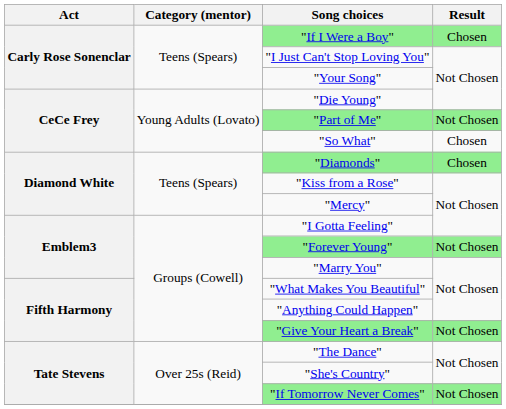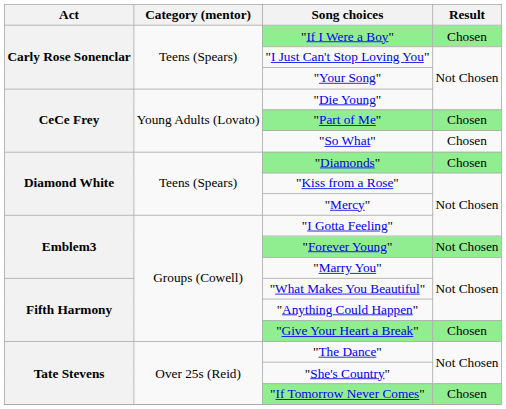(467, 120) Not Chosen -> (467, 120) Chosen
(467, 330) Not Chosen -> (467, 330) Chosen
(467, 394) Not Chosen -> (467, 394) Chosen
